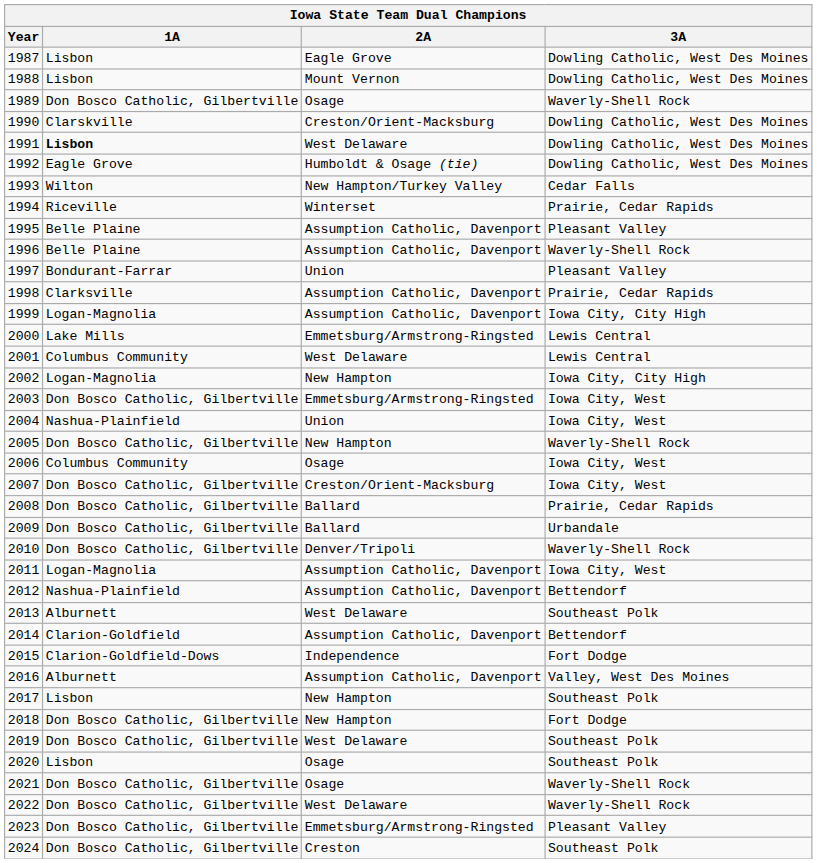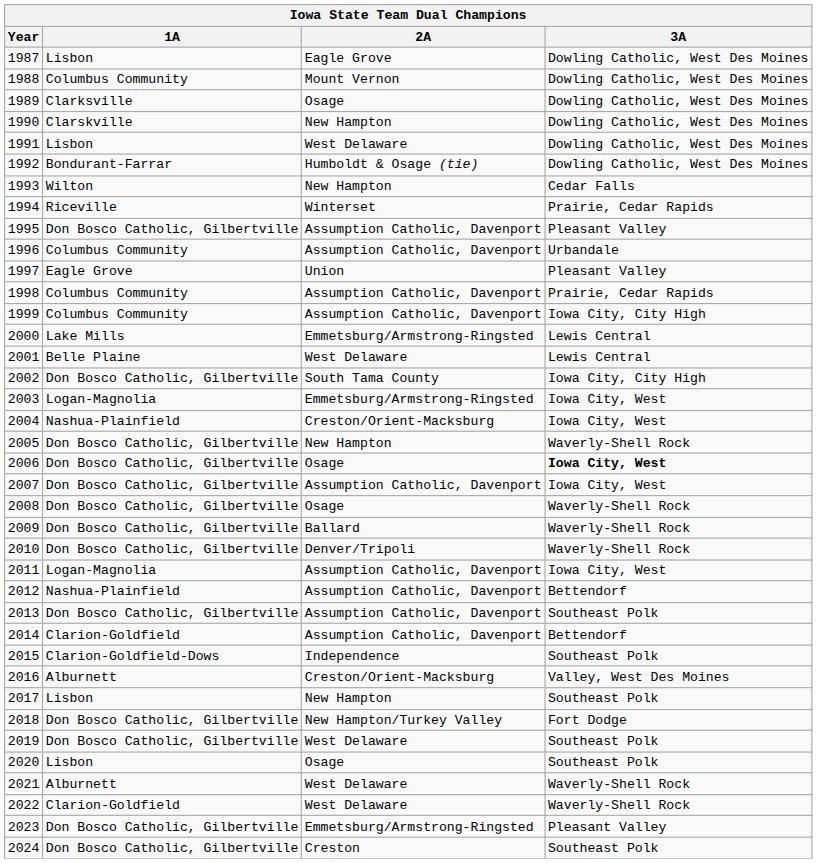(69, 80) Lisbon -> (117, 80) Columbus Community
(172, 101) Don Bosco Catholic, Gilbertville -> (89, 101) Clarksville
(619, 101) Waverly-Shell Rock -> (678, 101) Dowling Catholic, West Des Moines
(399, 122) Creston/Orient-Macksburg -> (348, 122) New Hampton
(69, 144) bold -> (69, 144) normal
(89, 165) Eagle Grove -> (109, 165) Bondurant-Farrar
(403, 186) New Hampton/Turkey Valley -> (348, 186) New Hampton
(93, 229) Belle Plaine -> (172, 229) Don Bosco Catholic, Gilbertville
(93, 251) Belle Plaine -> (117, 251) Columbus Community
(619, 251) Waverly-Shell Rock -> (583, 251) Urbandale
(109, 272) Bondurant-Farrar -> (89, 272) Eagle Grove
(89, 293) Clarksville -> (117, 293) Columbus Community
(101, 315) Logan-Magnolia -> (117, 315) Columbus Community
(117, 357) Columbus Community -> (93, 357) Belle Plaine
(101, 379) Logan-Magnolia -> (172, 379) Don Bosco Catholic, Gilbertville
(348, 379) New Hampton -> (372, 379) South Tama County
(172, 400) Don Bosco Catholic, Gilbertville -> (101, 400) Logan-Magnolia
(324, 421) Union -> (399, 421) Creston/Orient-Macksburg
(117, 464) Columbus Community -> (172, 464) Don Bosco Catholic, Gilbertville
(607, 464) normal -> (607, 464) bold
(399, 485) Creston/Orient-Macksburg -> (423, 485) Assumption Catholic, Davenport
(332, 507) Ballard -> (324, 507) Osage
(631, 507) Prairie, Cedar Rapids -> (619, 507) Waverly-Shell Rock
(583, 528) Urbandale -> (619, 528) Waverly-Shell Rock
(81, 613) Alburnett -> (172, 613) Don Bosco Catholic, Gilbertville
(356, 613) West Delaware -> (423, 613) Assumption Catholic, Davenport
(587, 656) Fort Dodge -> (603, 656) Southeast Polk
(423, 677) Assumption Catholic, Davenport -> (399, 677) Creston/Orient-Macksburg
(348, 720) New Hampton -> (403, 720) New Hampton/Turkey Valley
(172, 784) Don Bosco Catholic, Gilbertville -> (81, 784) Alburnett
(324, 784) Osage -> (356, 784) West Delaware
(172, 806) Don Bosco Catholic, Gilbertville -> (113, 806) Clarion-Goldfield
